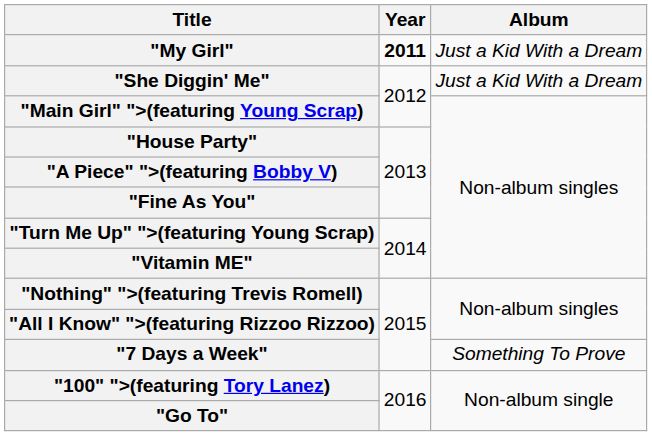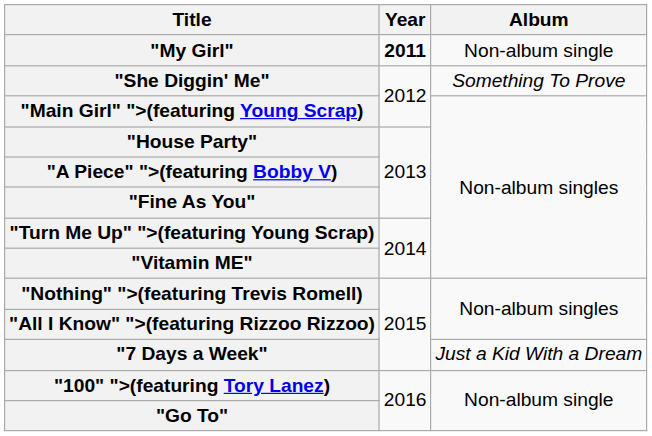(539, 50) Just a Kid With a Dream -> (539, 50) Non-album single
(539, 80) Just a Kid With a Dream -> (539, 80) Something To Prove
(539, 354) Something To Prove -> (539, 354) Just a Kid With a Dream
